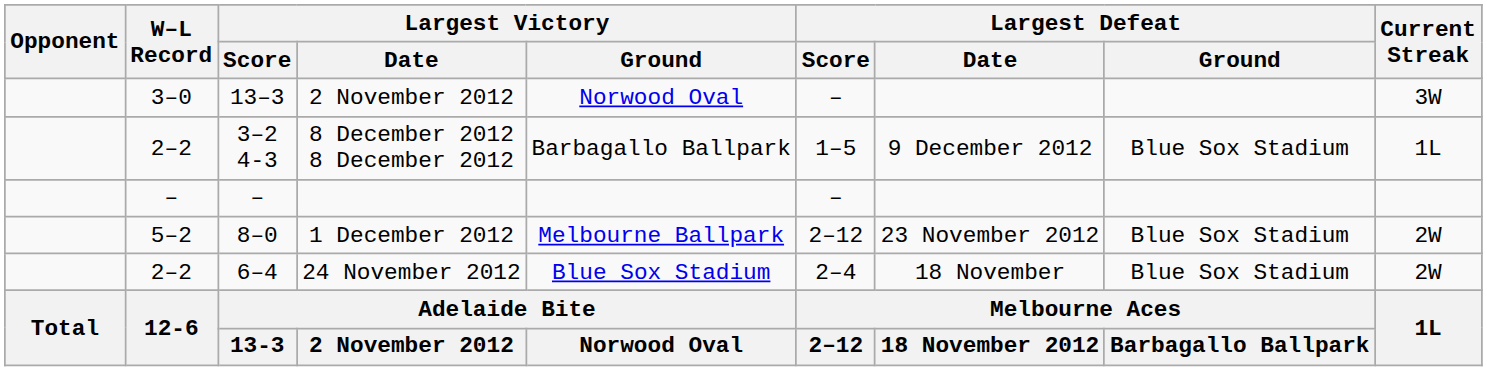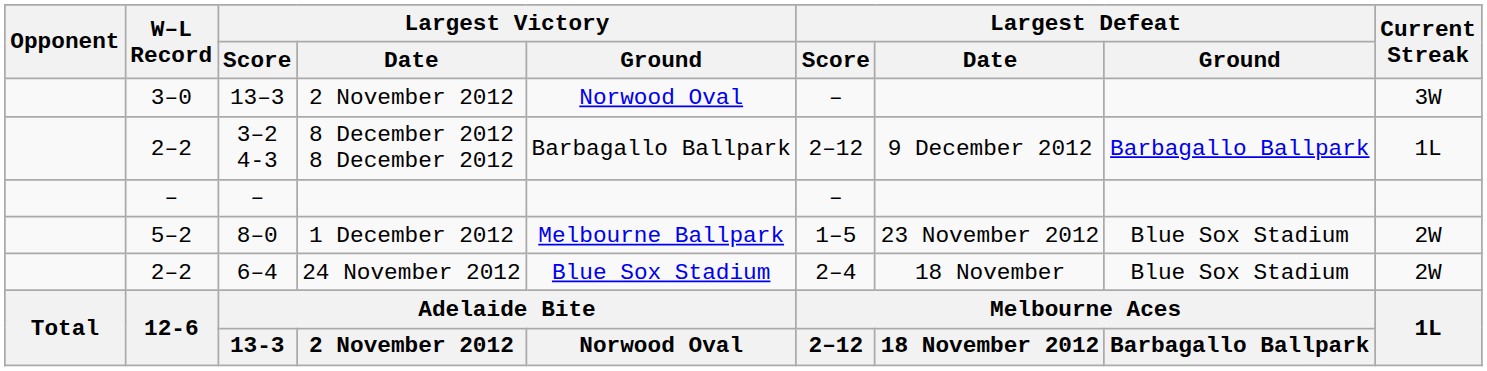(836, 148) 1–5 -> (836, 148) 2–12
(1240, 148) Blue Sox Stadium -> (1240, 148) Barbagallo Ballpark
(836, 235) 2–12 -> (836, 235) 1–5
